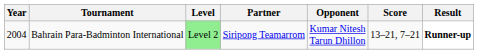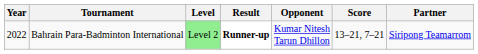columns swapped: (264, 13) <-> (448, 13)
(17, 35) 2004 -> (17, 35) 2022
